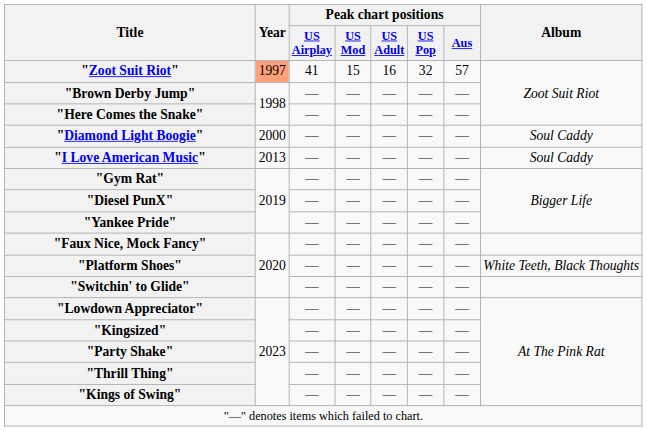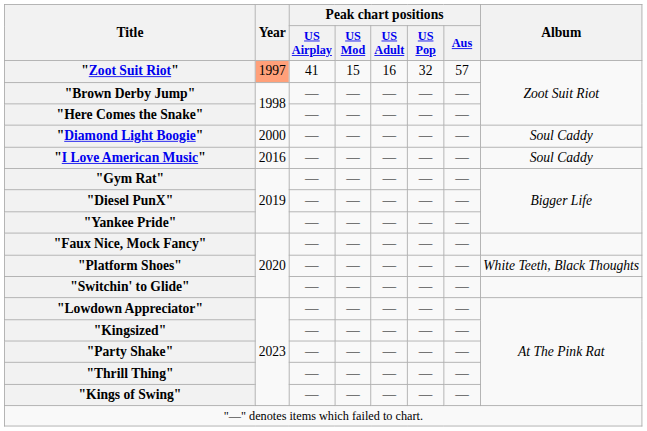(272, 157) 2013 -> (272, 157) 2016
